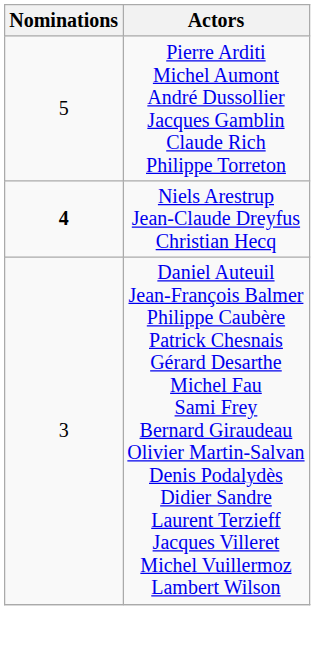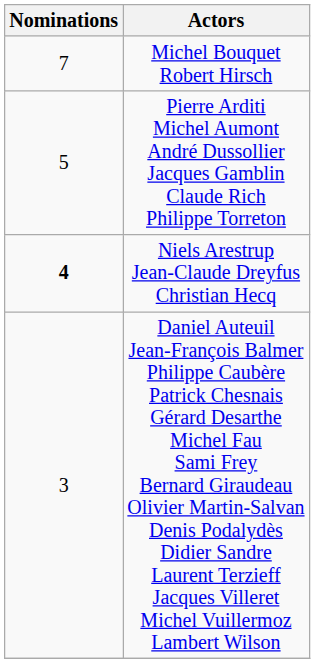+ row: (216, 63)
